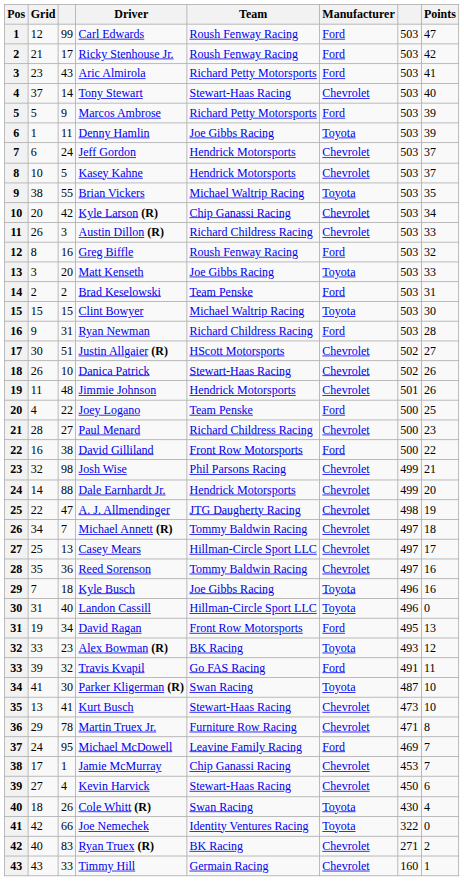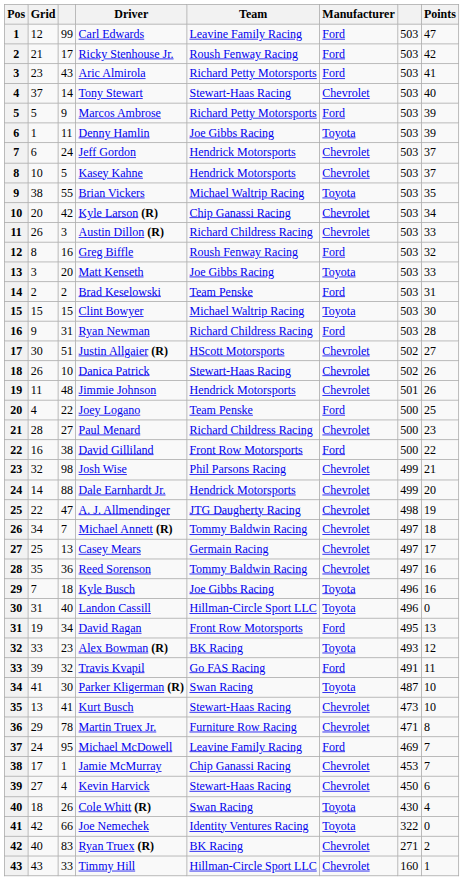(244, 34) Roush Fenway Racing -> (246, 34) Leavine Family Racing
(253, 549) Hillman-Circle Sport LLC -> (229, 549) Germain Racing
(229, 865) Germain Racing -> (253, 865) Hillman-Circle Sport LLC
